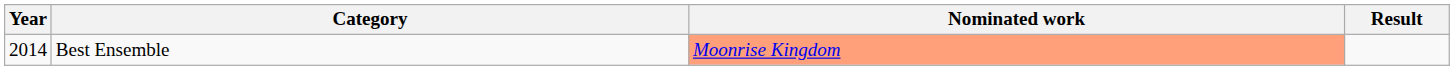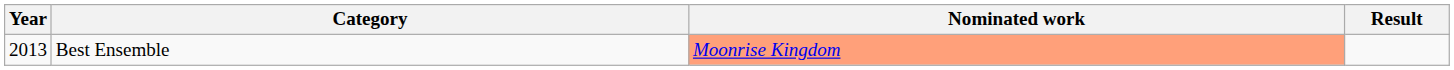(28, 49) 2014 -> (28, 49) 2013
